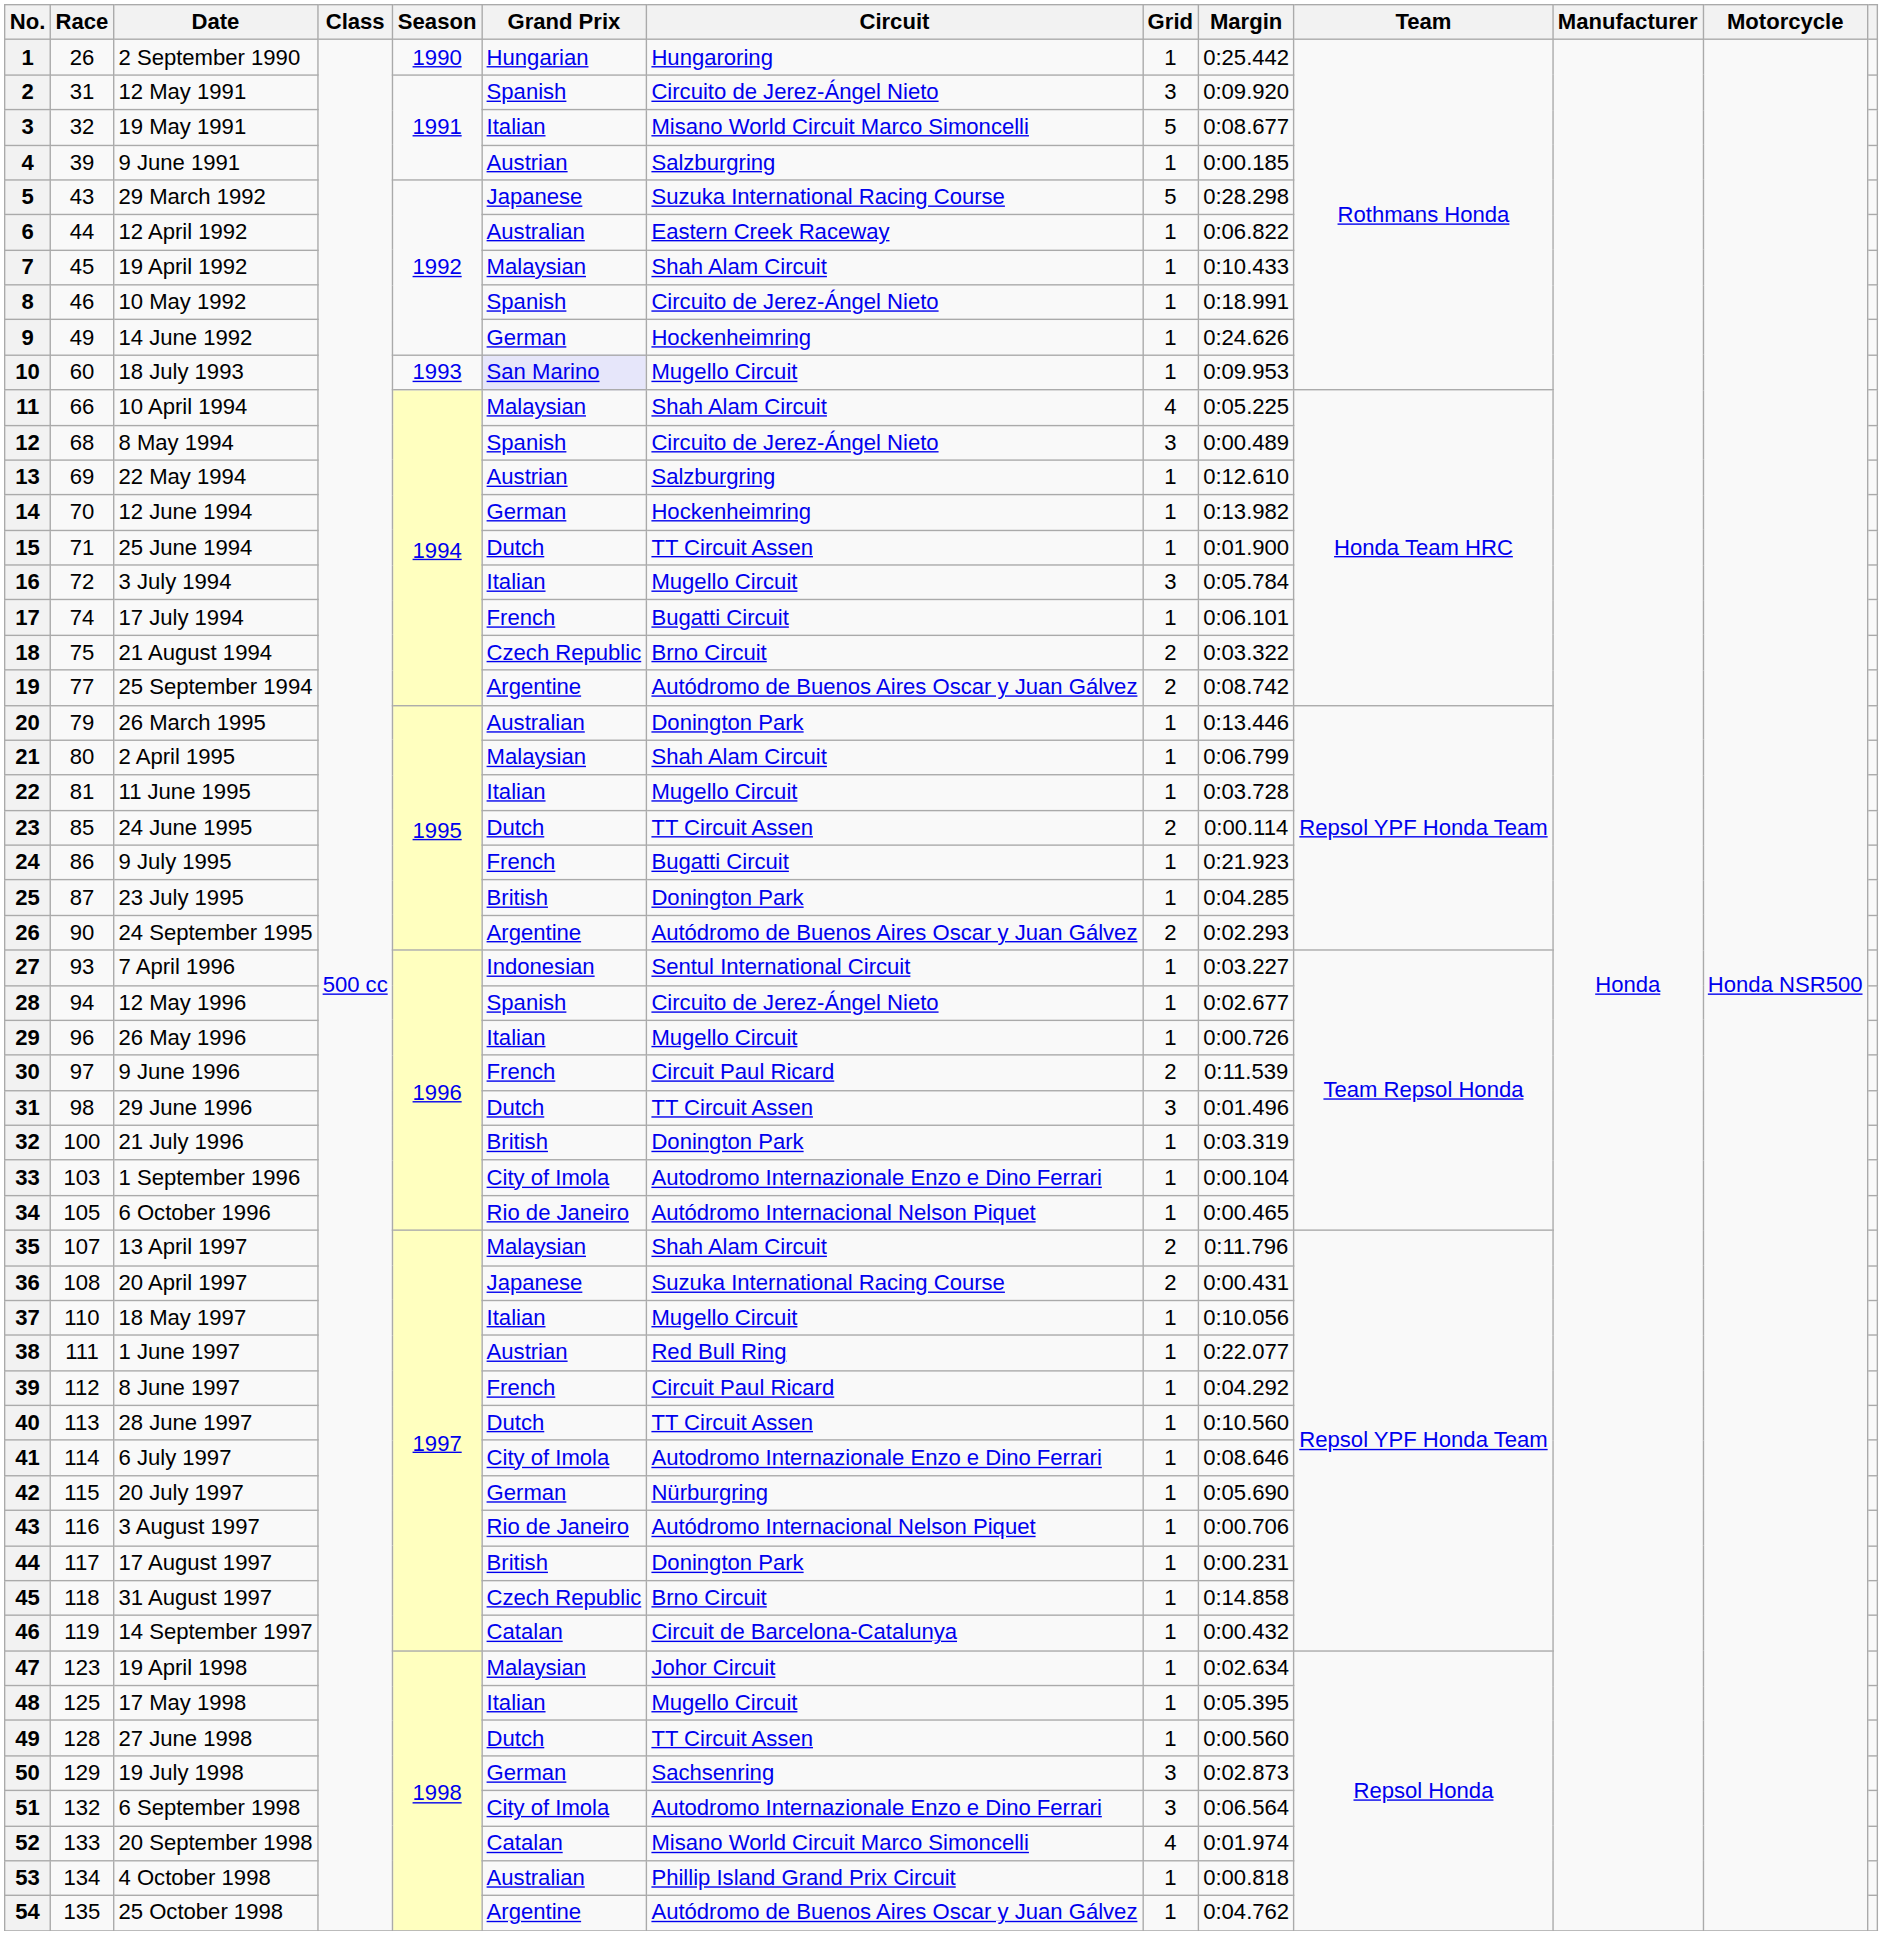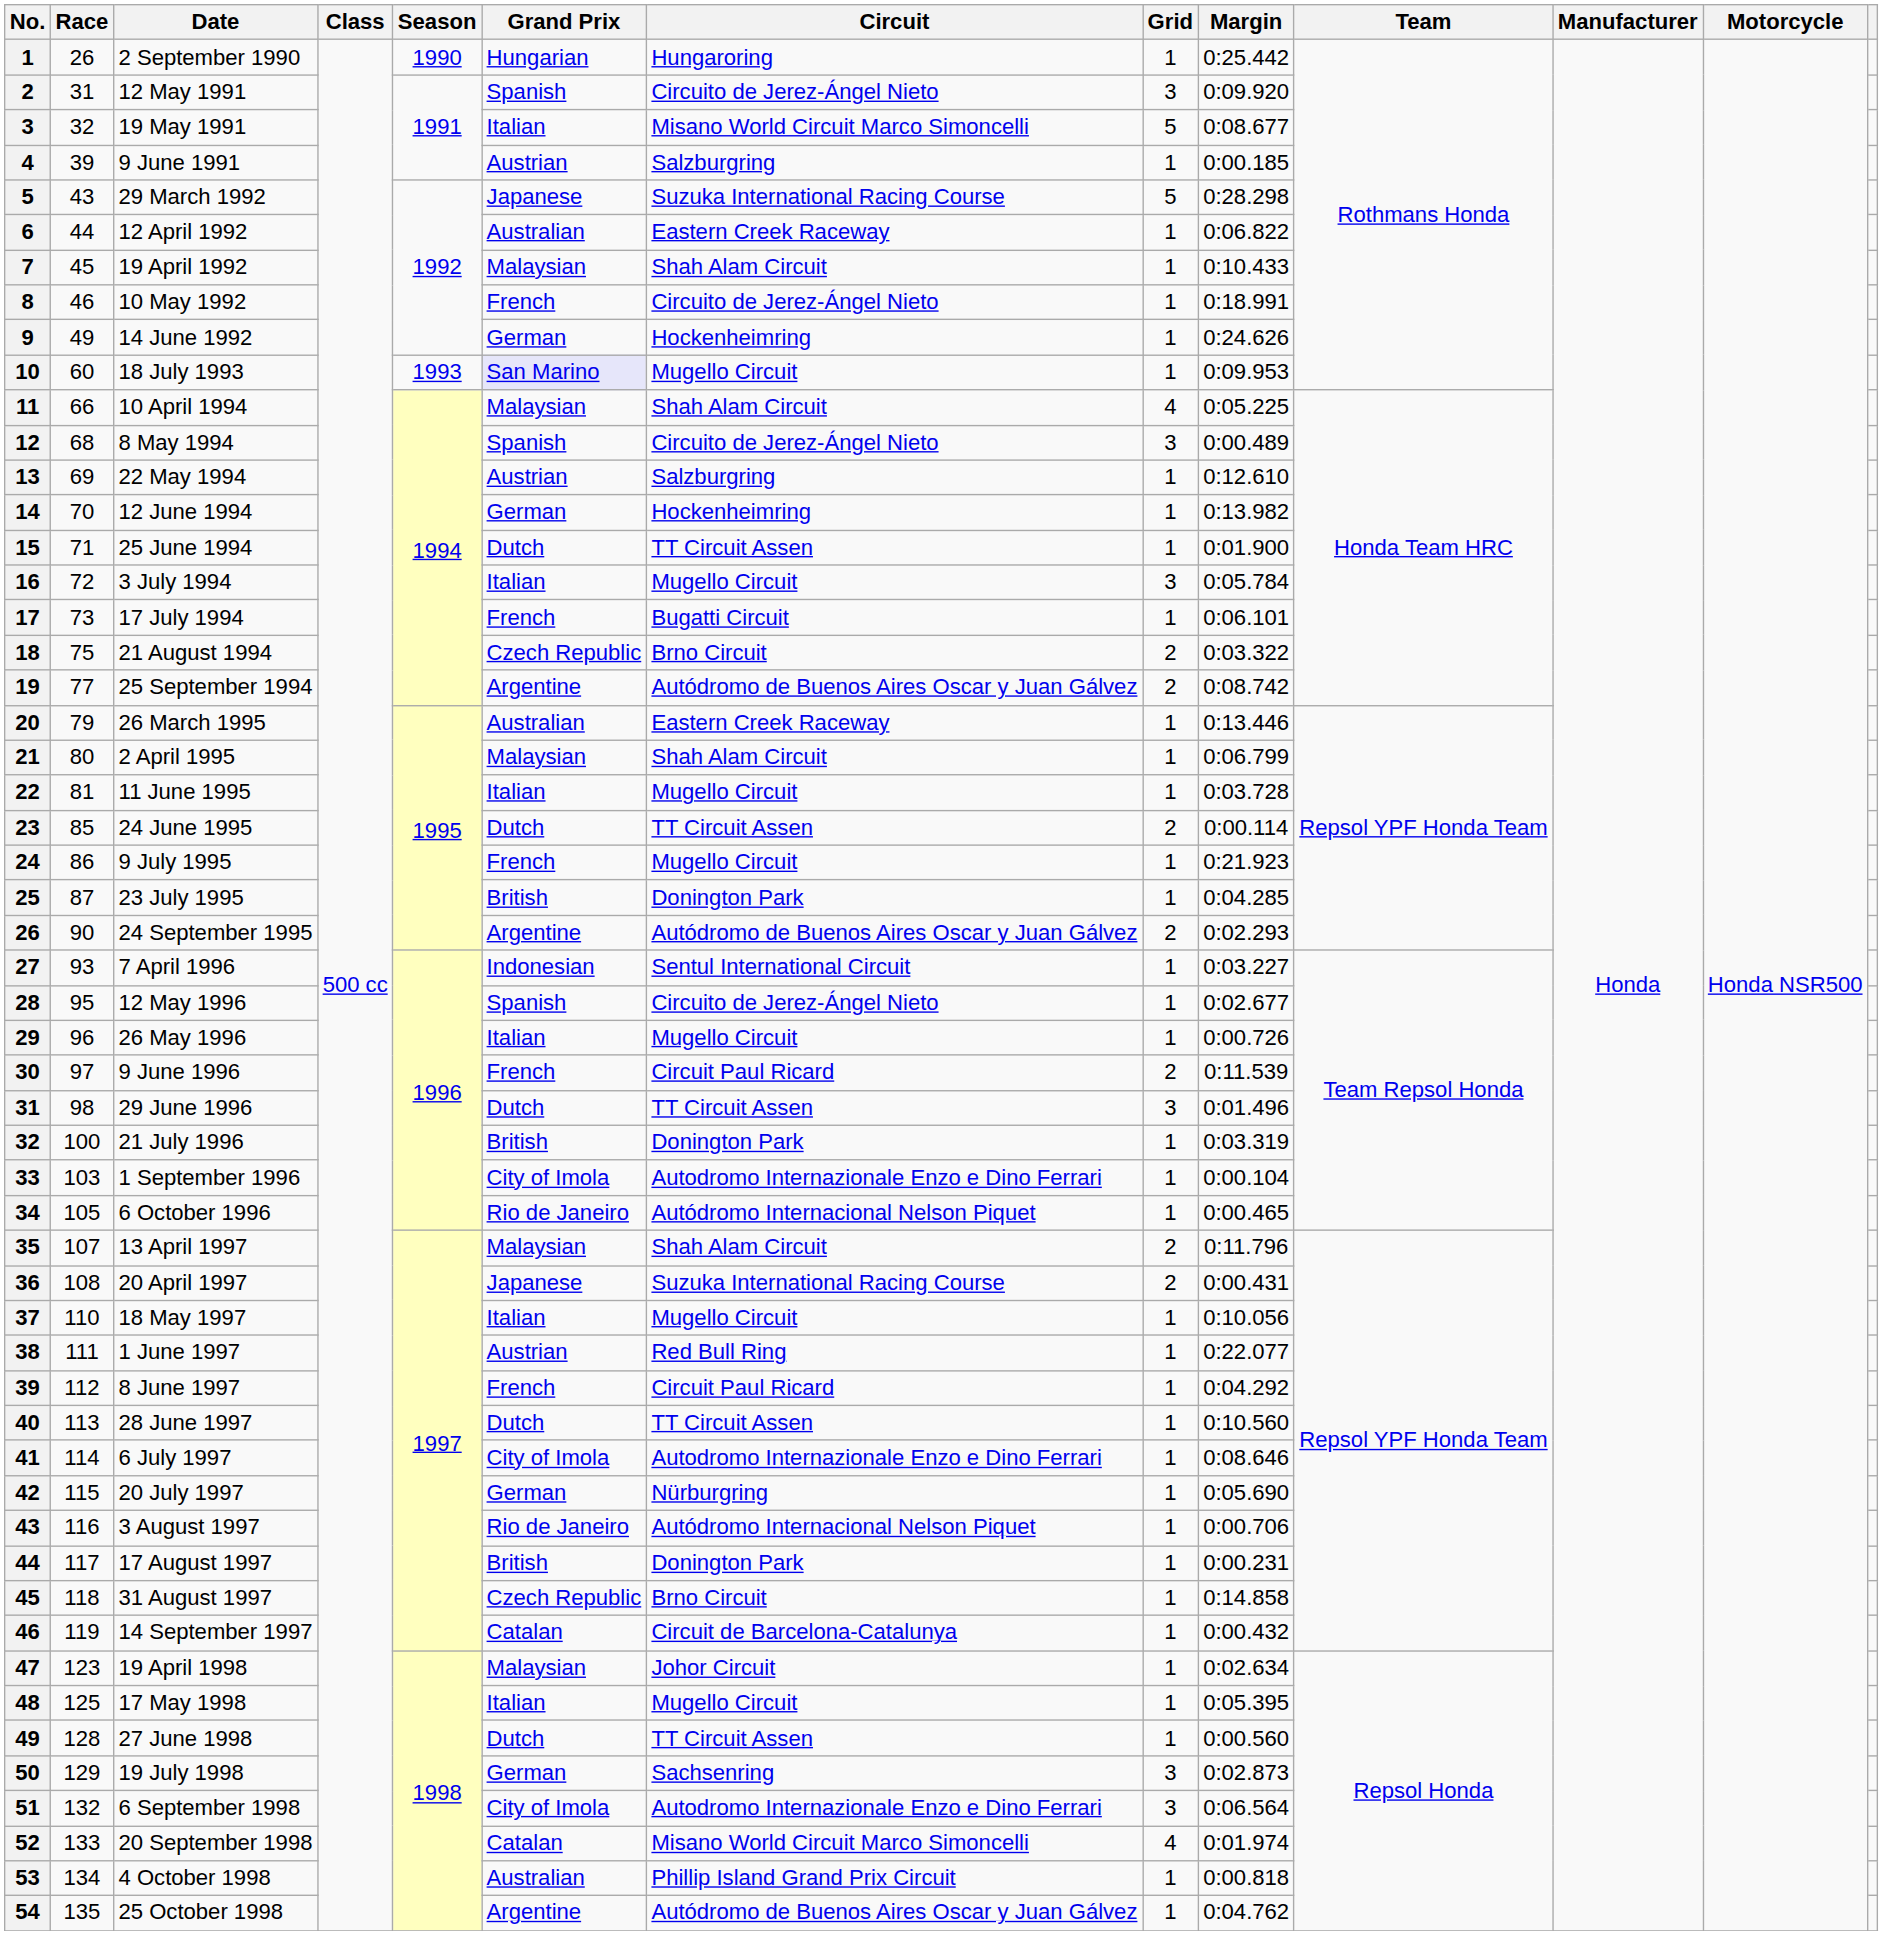(526, 302) Spanish -> (521, 302) French
(82, 617) 74 -> (82, 617) 73
(728, 722) Donington Park -> (770, 722) Eastern Creek Raceway
(720, 862) Bugatti Circuit -> (724, 862) Mugello Circuit
(82, 1002) 94 -> (82, 1002) 95
